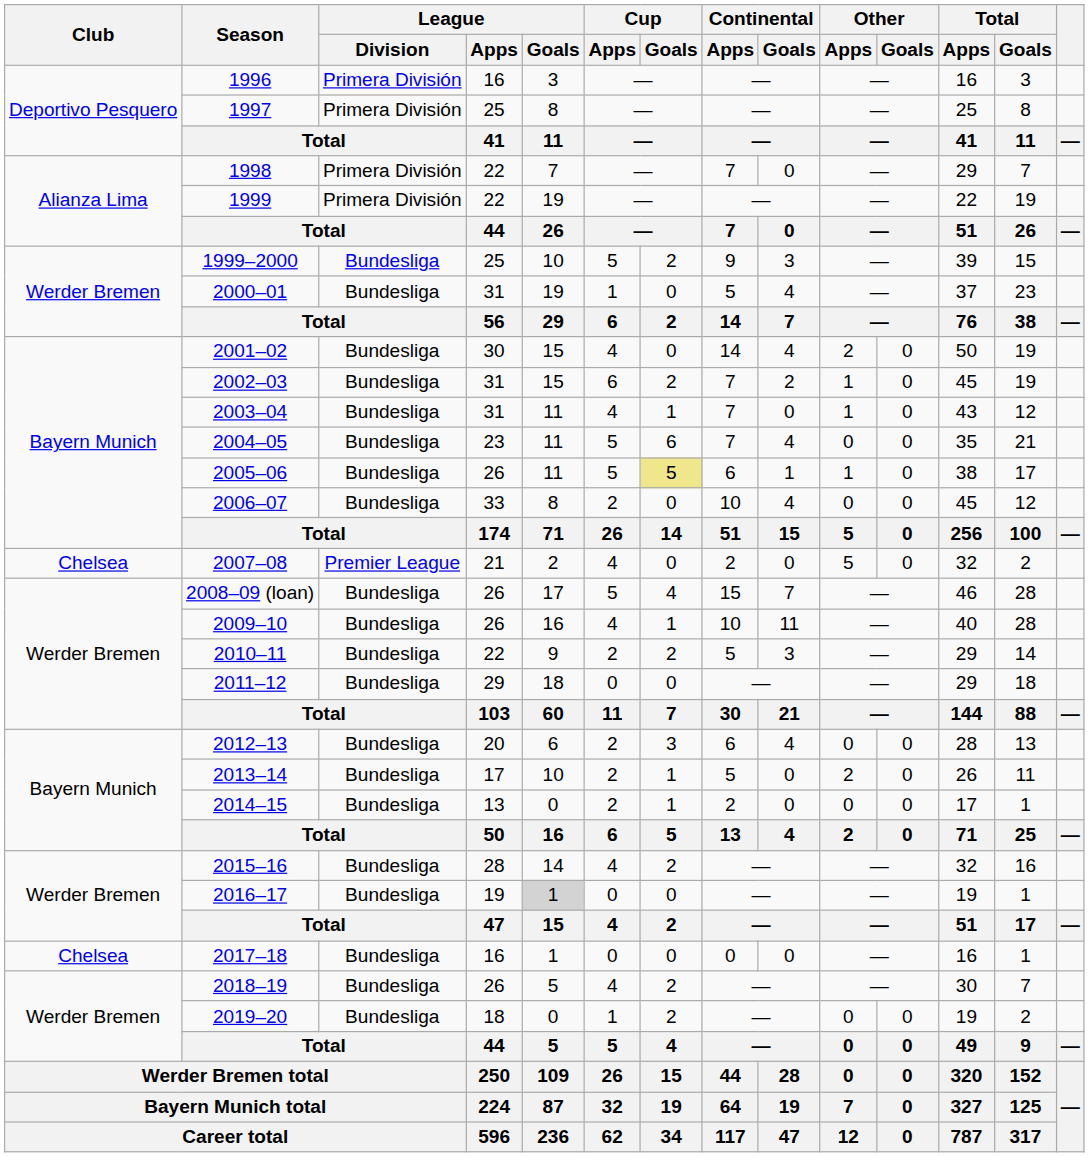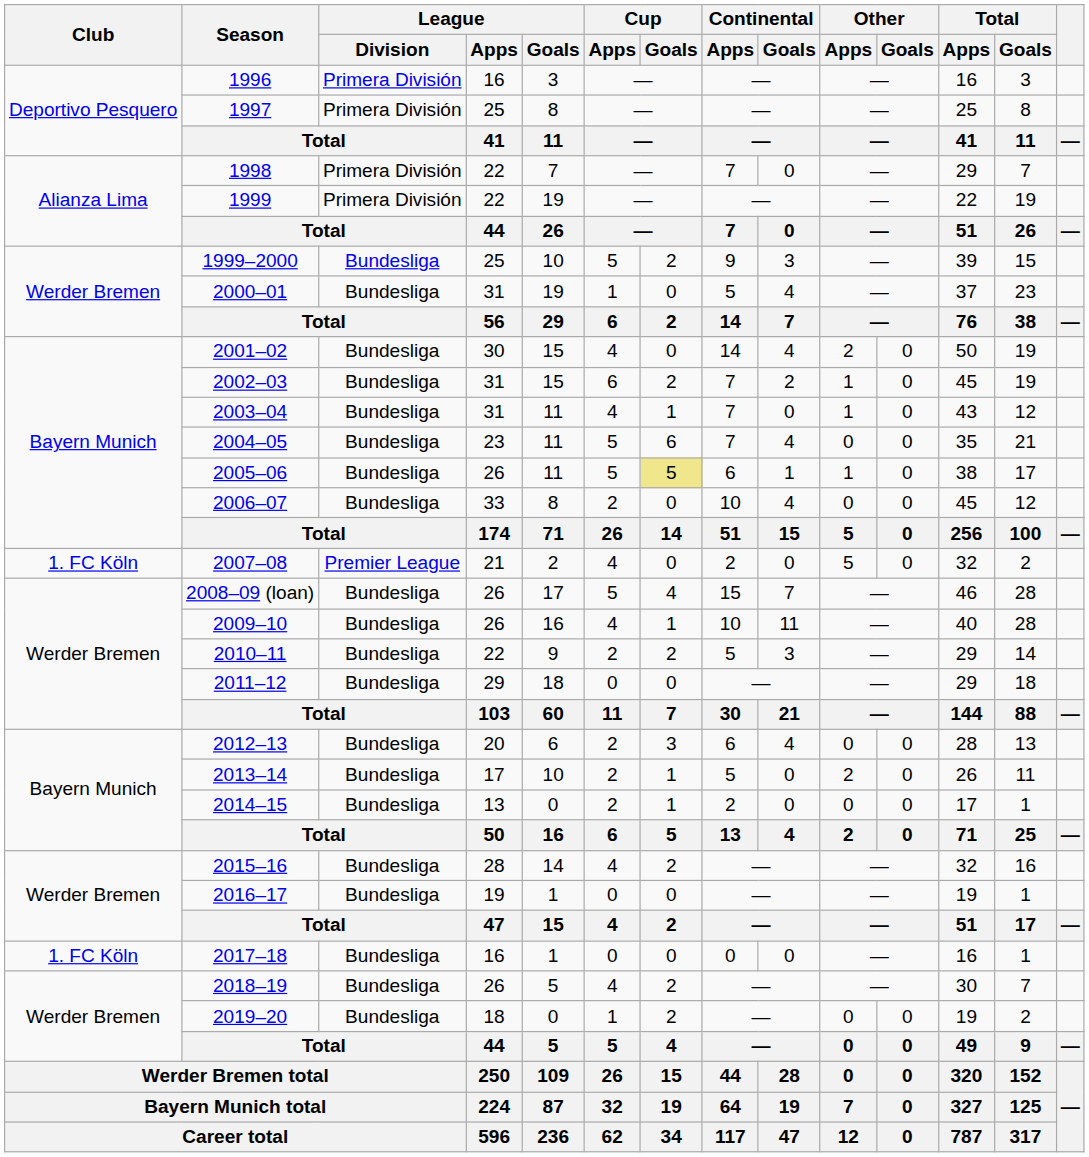(93, 563) Chelsea -> (93, 563) 1. FC Köln
(553, 895) lightgrey background -> (553, 895) no background
(93, 955) Chelsea -> (93, 955) 1. FC Köln
